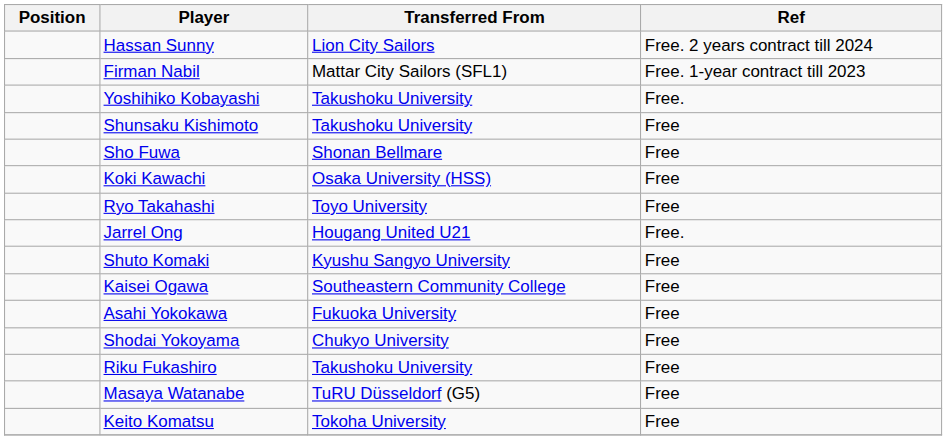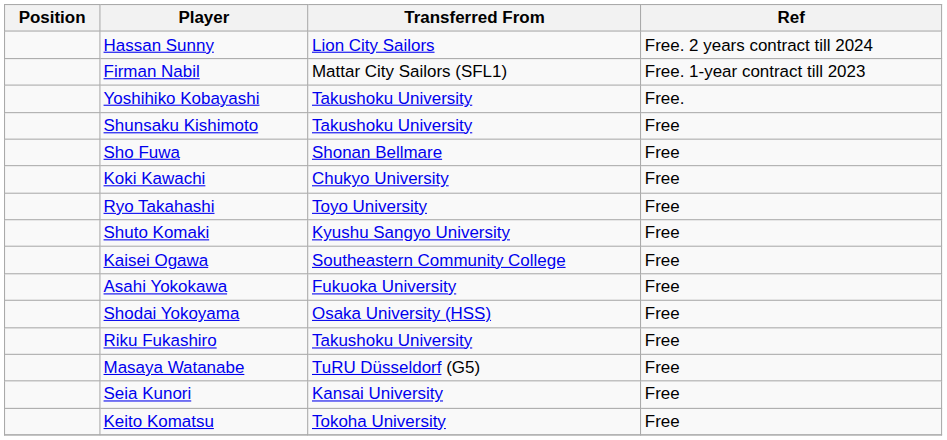(402, 179) Osaka University (HSS) -> (380, 179) Chukyo University
- row: (143, 233)
(380, 340) Chukyo University -> (402, 313) Osaka University (HSS)
+ row: (147, 394)
